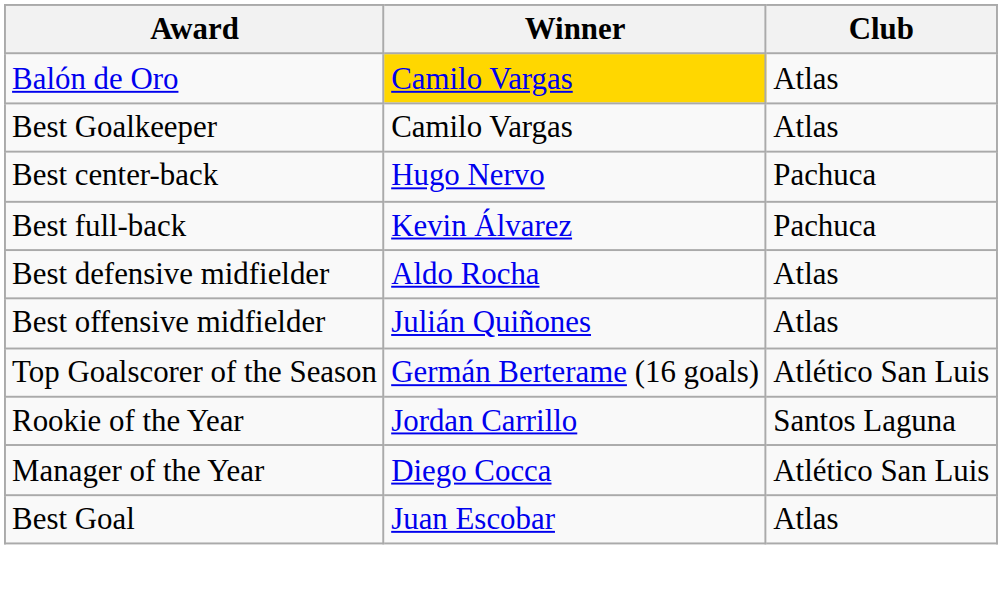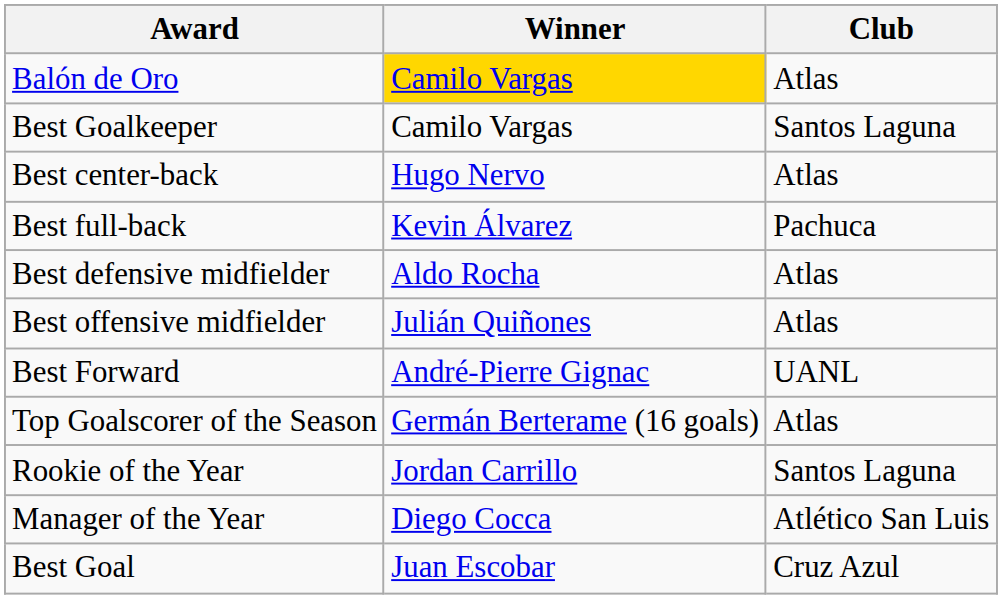(806, 126) Atlas -> (865, 126) Santos Laguna
(825, 175) Pachuca -> (806, 175) Atlas
+ row: (96, 371)
(881, 371) Atlético San Luis -> (806, 420) Atlas
(806, 518) Atlas -> (836, 567) Cruz Azul
